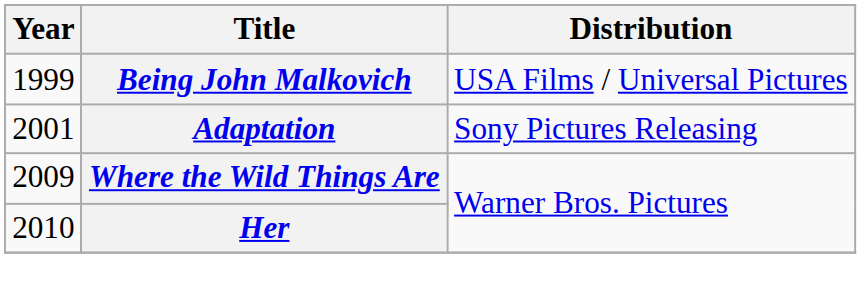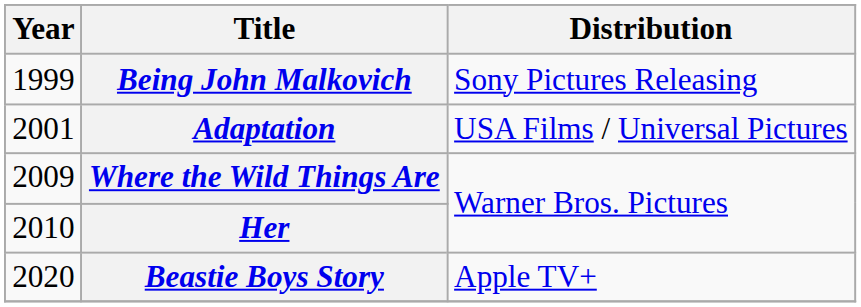(651, 78) USA Films / Universal Pictures -> (606, 78) Sony Pictures Releasing
(606, 128) Sony Pictures Releasing -> (651, 128) USA Films / Universal Pictures
+ row: (264, 276)
